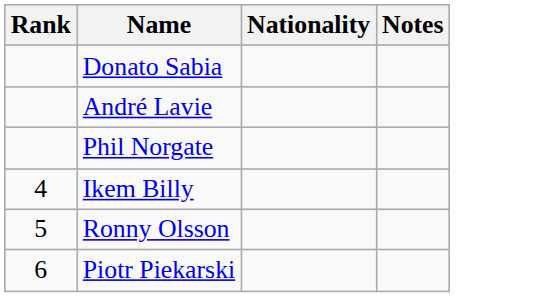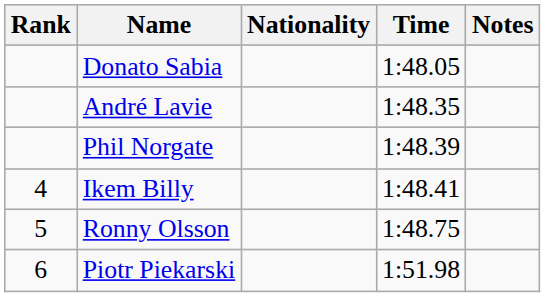+ column: (421, 24)
